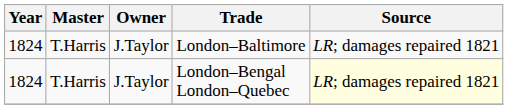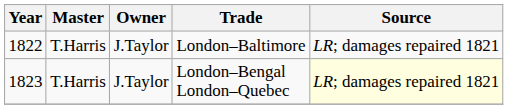(25, 44) 1824 -> (25, 44) 1822
(25, 81) 1824 -> (25, 81) 1823
